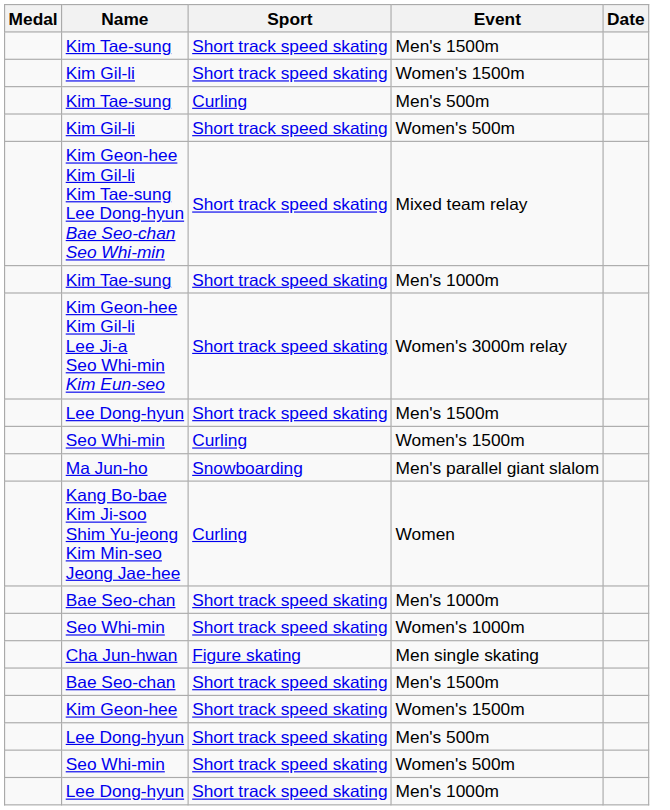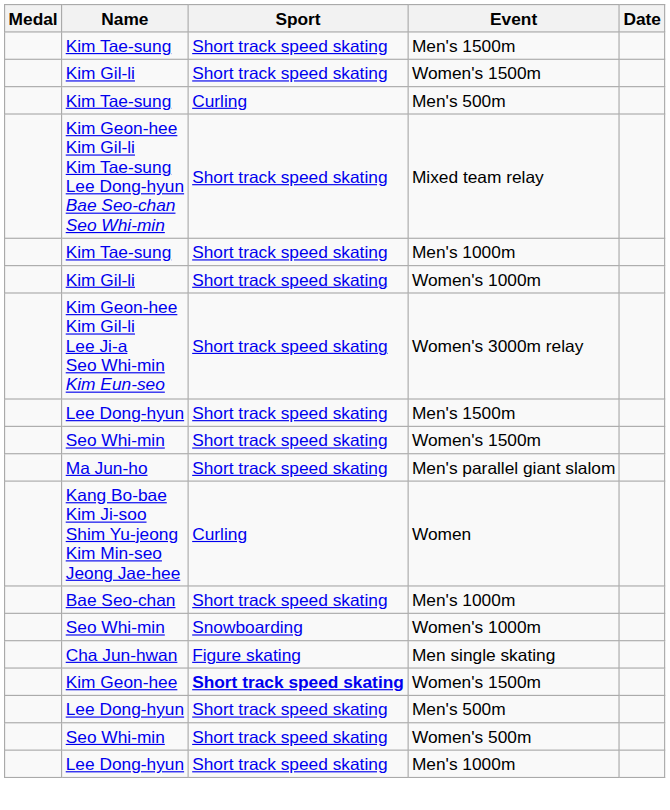- row: (100, 128)
+ row: (100, 280)
(220, 440) Curling -> (290, 440) Short track speed skating
(248, 467) Snowboarding -> (290, 467) Short track speed skating
(290, 627) Short track speed skating -> (248, 627) Snowboarding
- row: (121, 682)
(290, 709) normal -> (298, 682) bold
